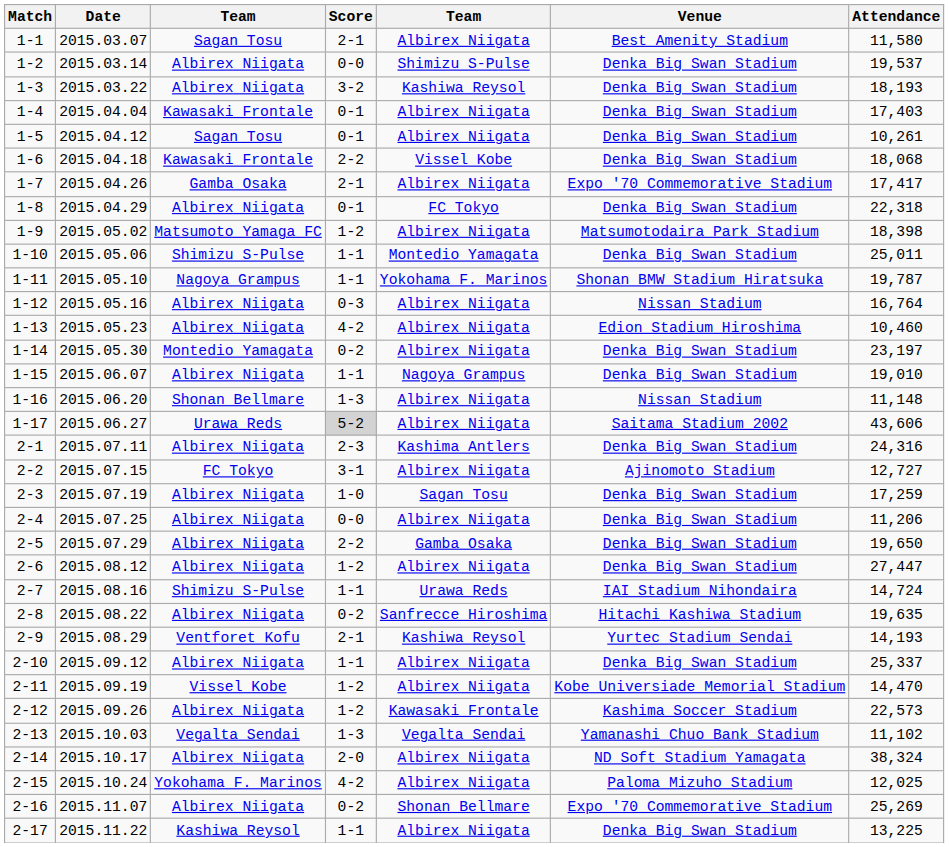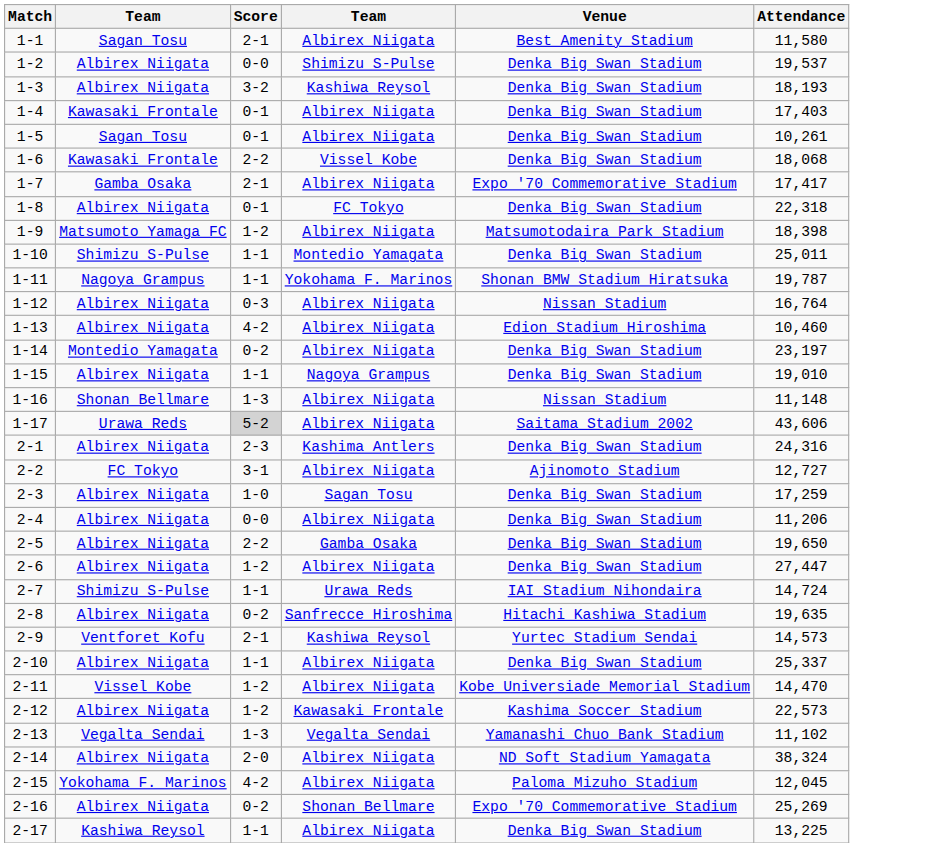- column: (103, 17)
(896, 639) 14,193 -> (801, 639) 14,573
(896, 783) 12,025 -> (801, 783) 12,045
